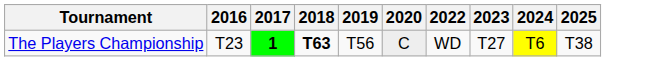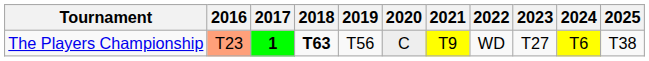+ column: (448, 18)
(229, 43) no background -> (229, 43) lightsalmon background
